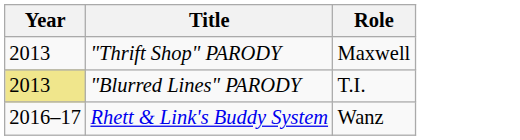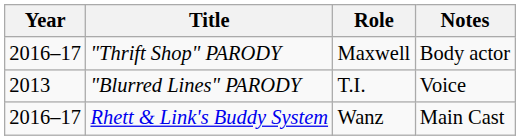+ column: (465, 20)
(30, 53) 2013 -> (45, 53) 2016–17
(30, 85) khaki background -> (30, 85) no background
